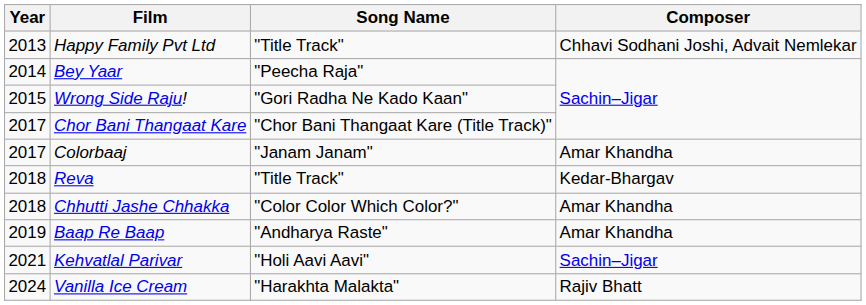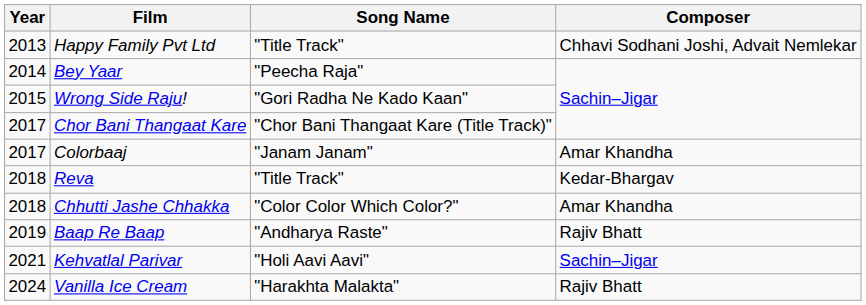(616, 233) Amar Khandha -> (601, 233) Rajiv Bhatt
